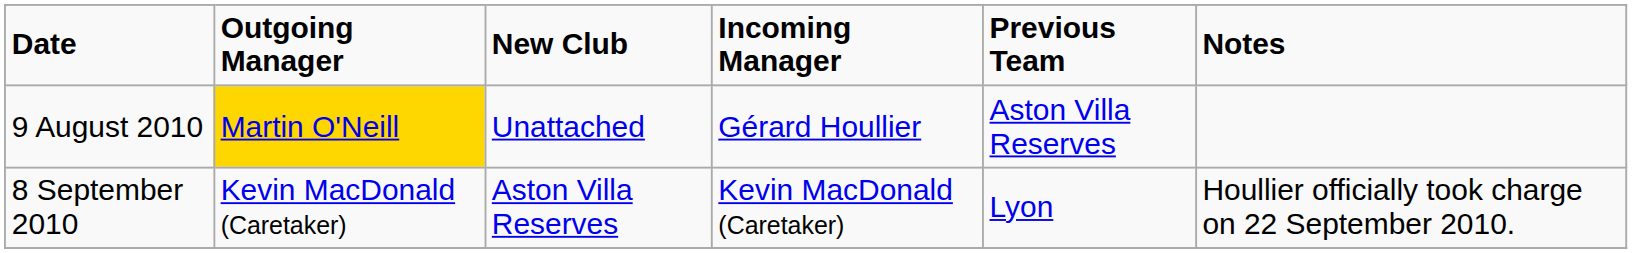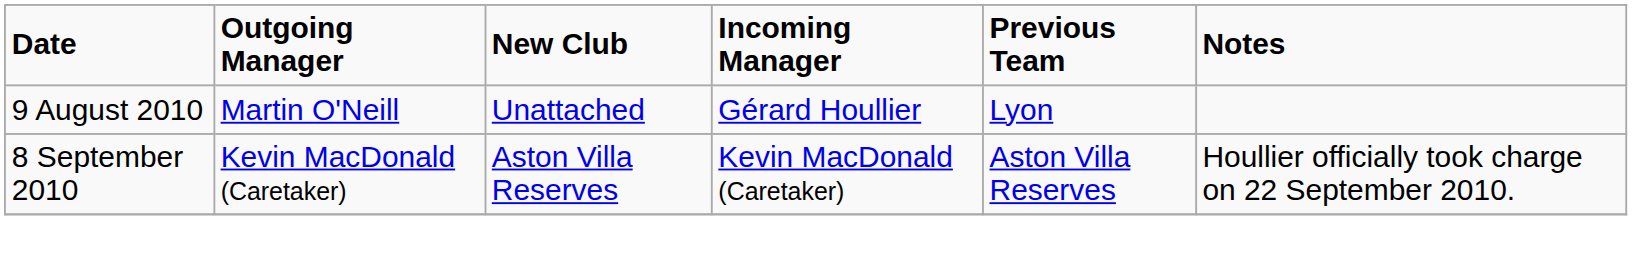(310, 126) gold background -> (310, 109) no background
(1060, 126) Aston Villa Reserves -> (1021, 109) Lyon
(1021, 207) Lyon -> (1060, 173) Aston Villa Reserves
